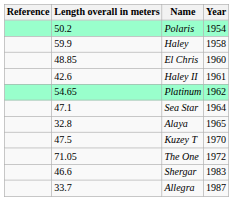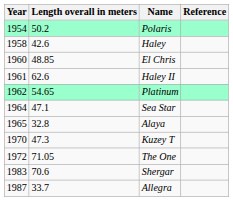columns swapped: (216, 12) <-> (28, 12)
(63, 44) 59.9 -> (40, 44) 42.6
(63, 76) 42.6 -> (40, 76) 62.6
(63, 140) 47.5 -> (40, 140) 47.3
(63, 172) 46.6 -> (40, 172) 70.6
